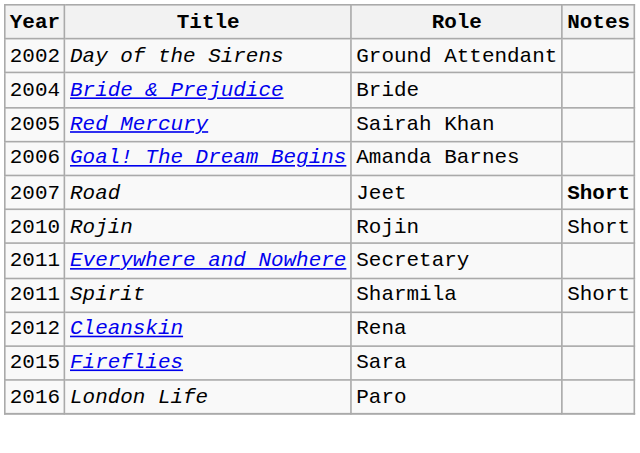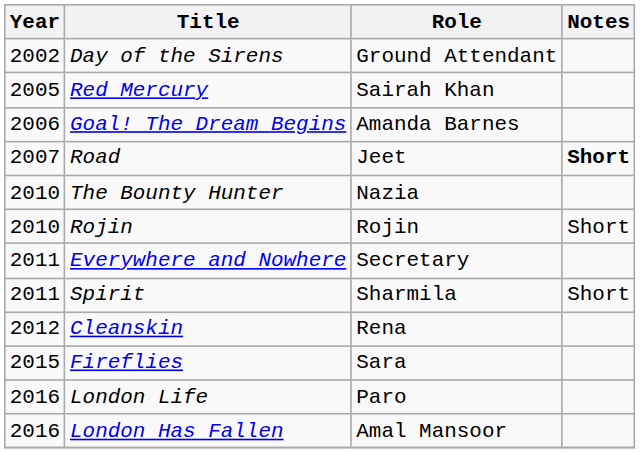- row: (177, 90)
+ row: (177, 192)
+ row: (177, 431)
